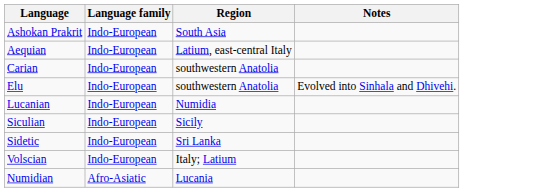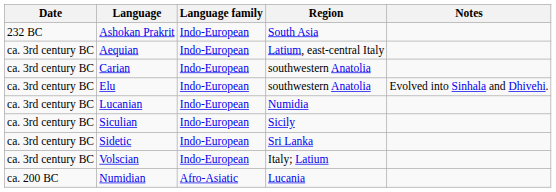+ column: (51, 13)
